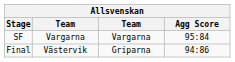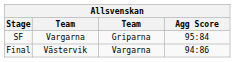(131, 37) Vargarna -> (131, 37) Griparna
(131, 50) Griparna -> (131, 50) Vargarna
